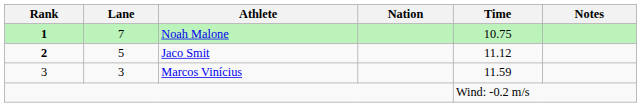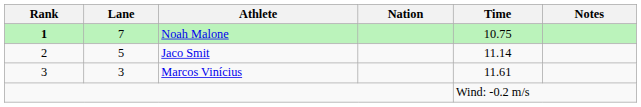(44, 53) bold -> (44, 53) normal
(498, 53) 11.12 -> (498, 53) 11.14
(498, 72) 11.59 -> (498, 72) 11.61
